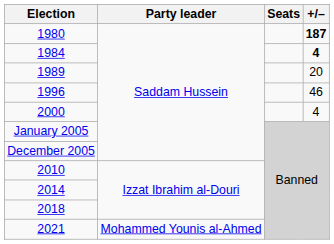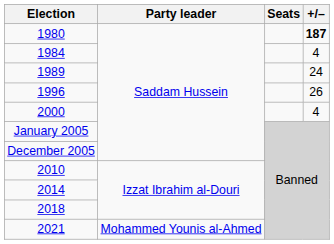(316, 53) bold -> (316, 53) normal
(316, 72) 20 -> (316, 72) 24
(316, 92) 46 -> (316, 92) 26
